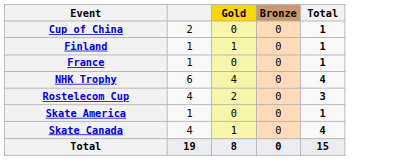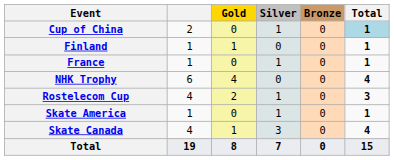+ column: (278, 13)
(323, 30) no background -> (367, 30) lightblue background
